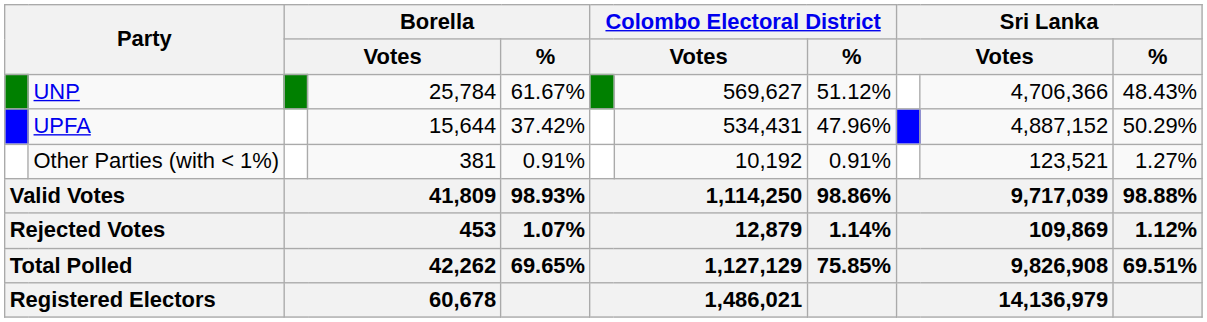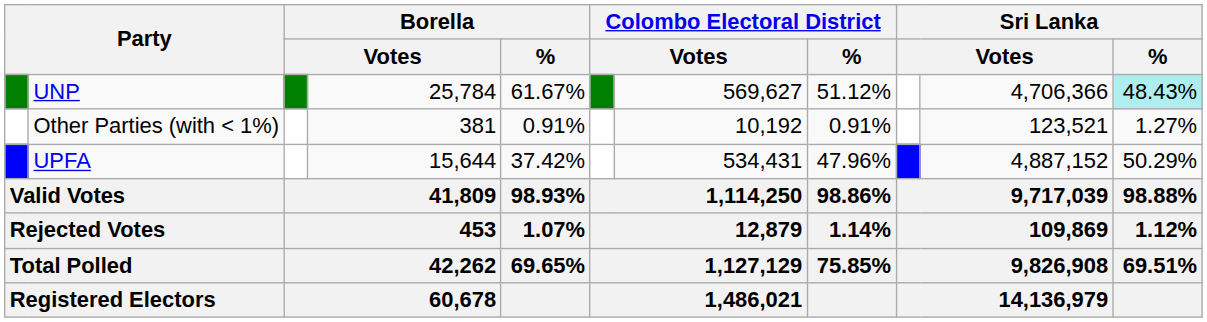(1160, 91) no background -> (1160, 91) paleturquoise background
rows swapped: (62, 126) <-> (156, 160)
